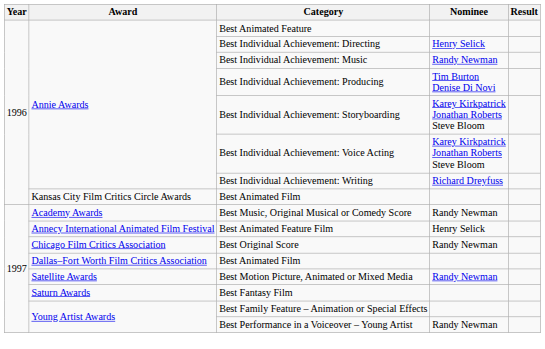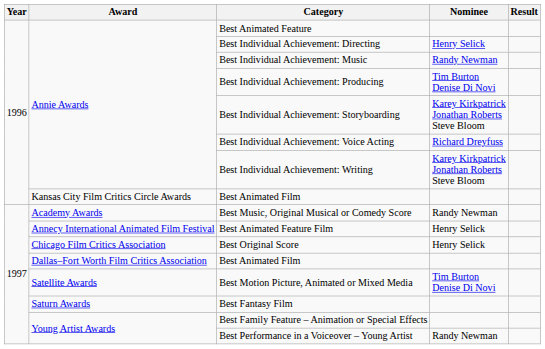(469, 153) Karey Kirkpatrick Jonathan Roberts Steve Bloom -> (468, 142) Richard Dreyfuss
(468, 181) Richard Dreyfuss -> (469, 169) Karey Kirkpatrick Jonathan Roberts Steve Bloom
(465, 245) Randy Newman -> (459, 245) Henry Selick
(465, 277) Randy Newman -> (464, 282) Tim Burton Denise Di Novi
